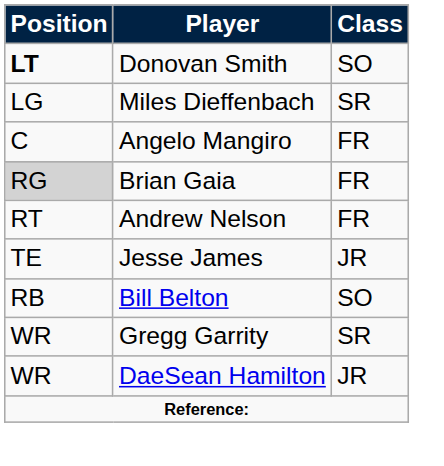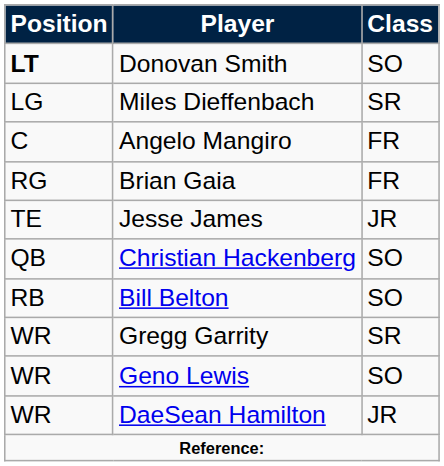(29, 180) lightgrey background -> (29, 180) no background
- row: (203, 219)
+ row: (237, 258)
+ row: (184, 375)
